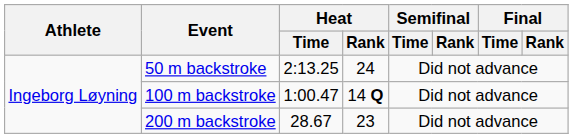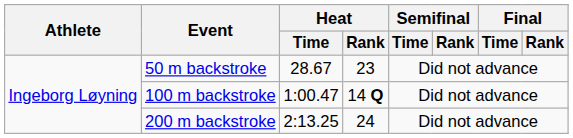(311, 69) 2:13.25 -> (311, 69) 28.67
(365, 69) 24 -> (365, 69) 23
(311, 121) 28.67 -> (311, 121) 2:13.25
(365, 121) 23 -> (365, 121) 24
